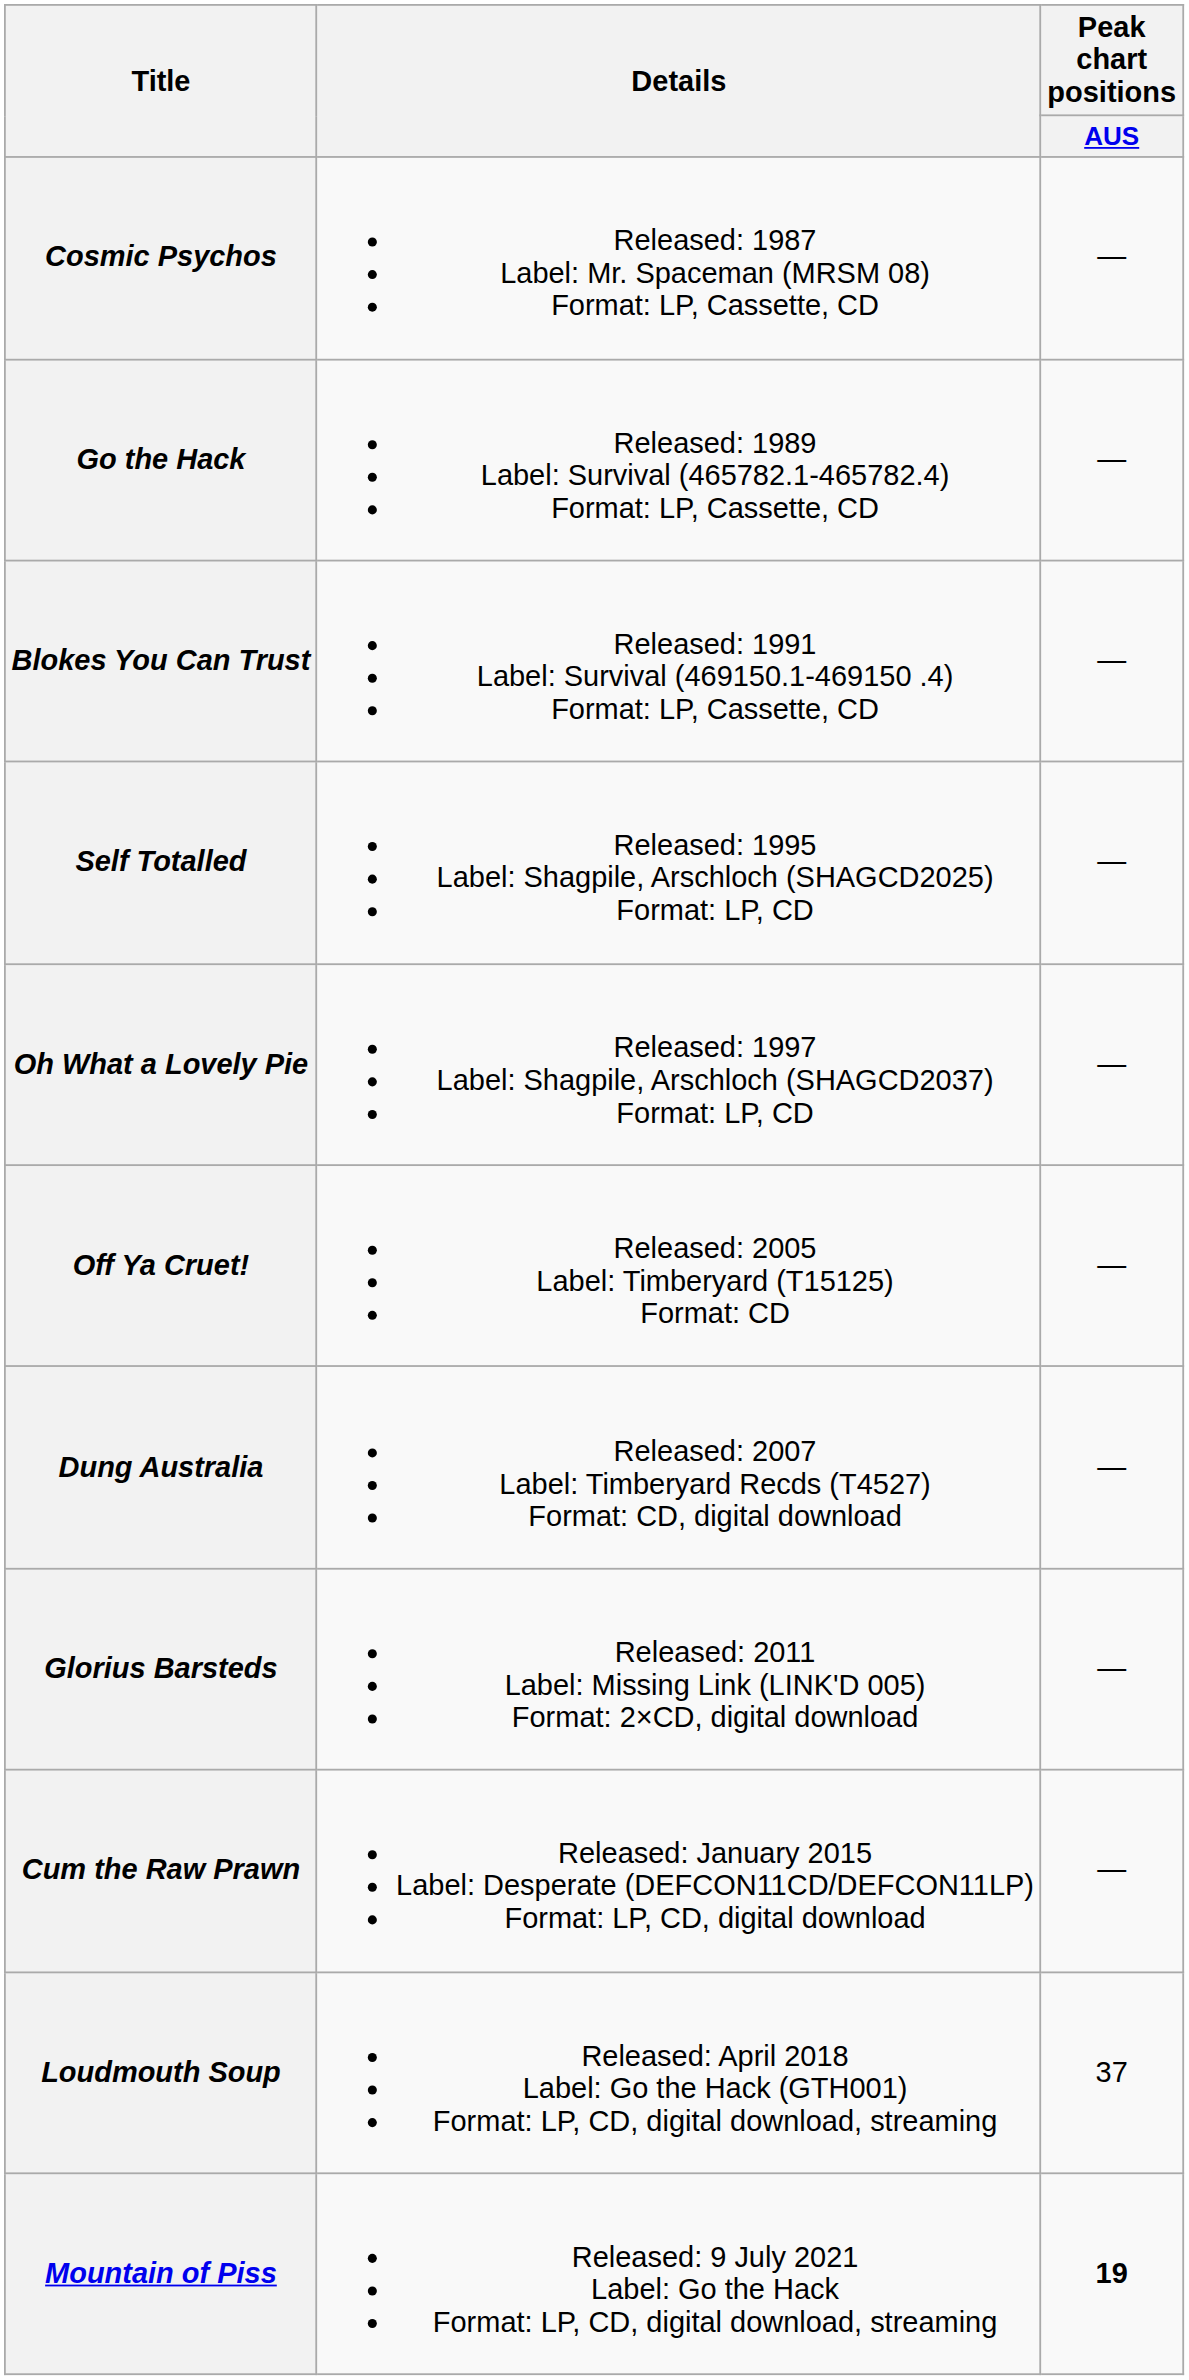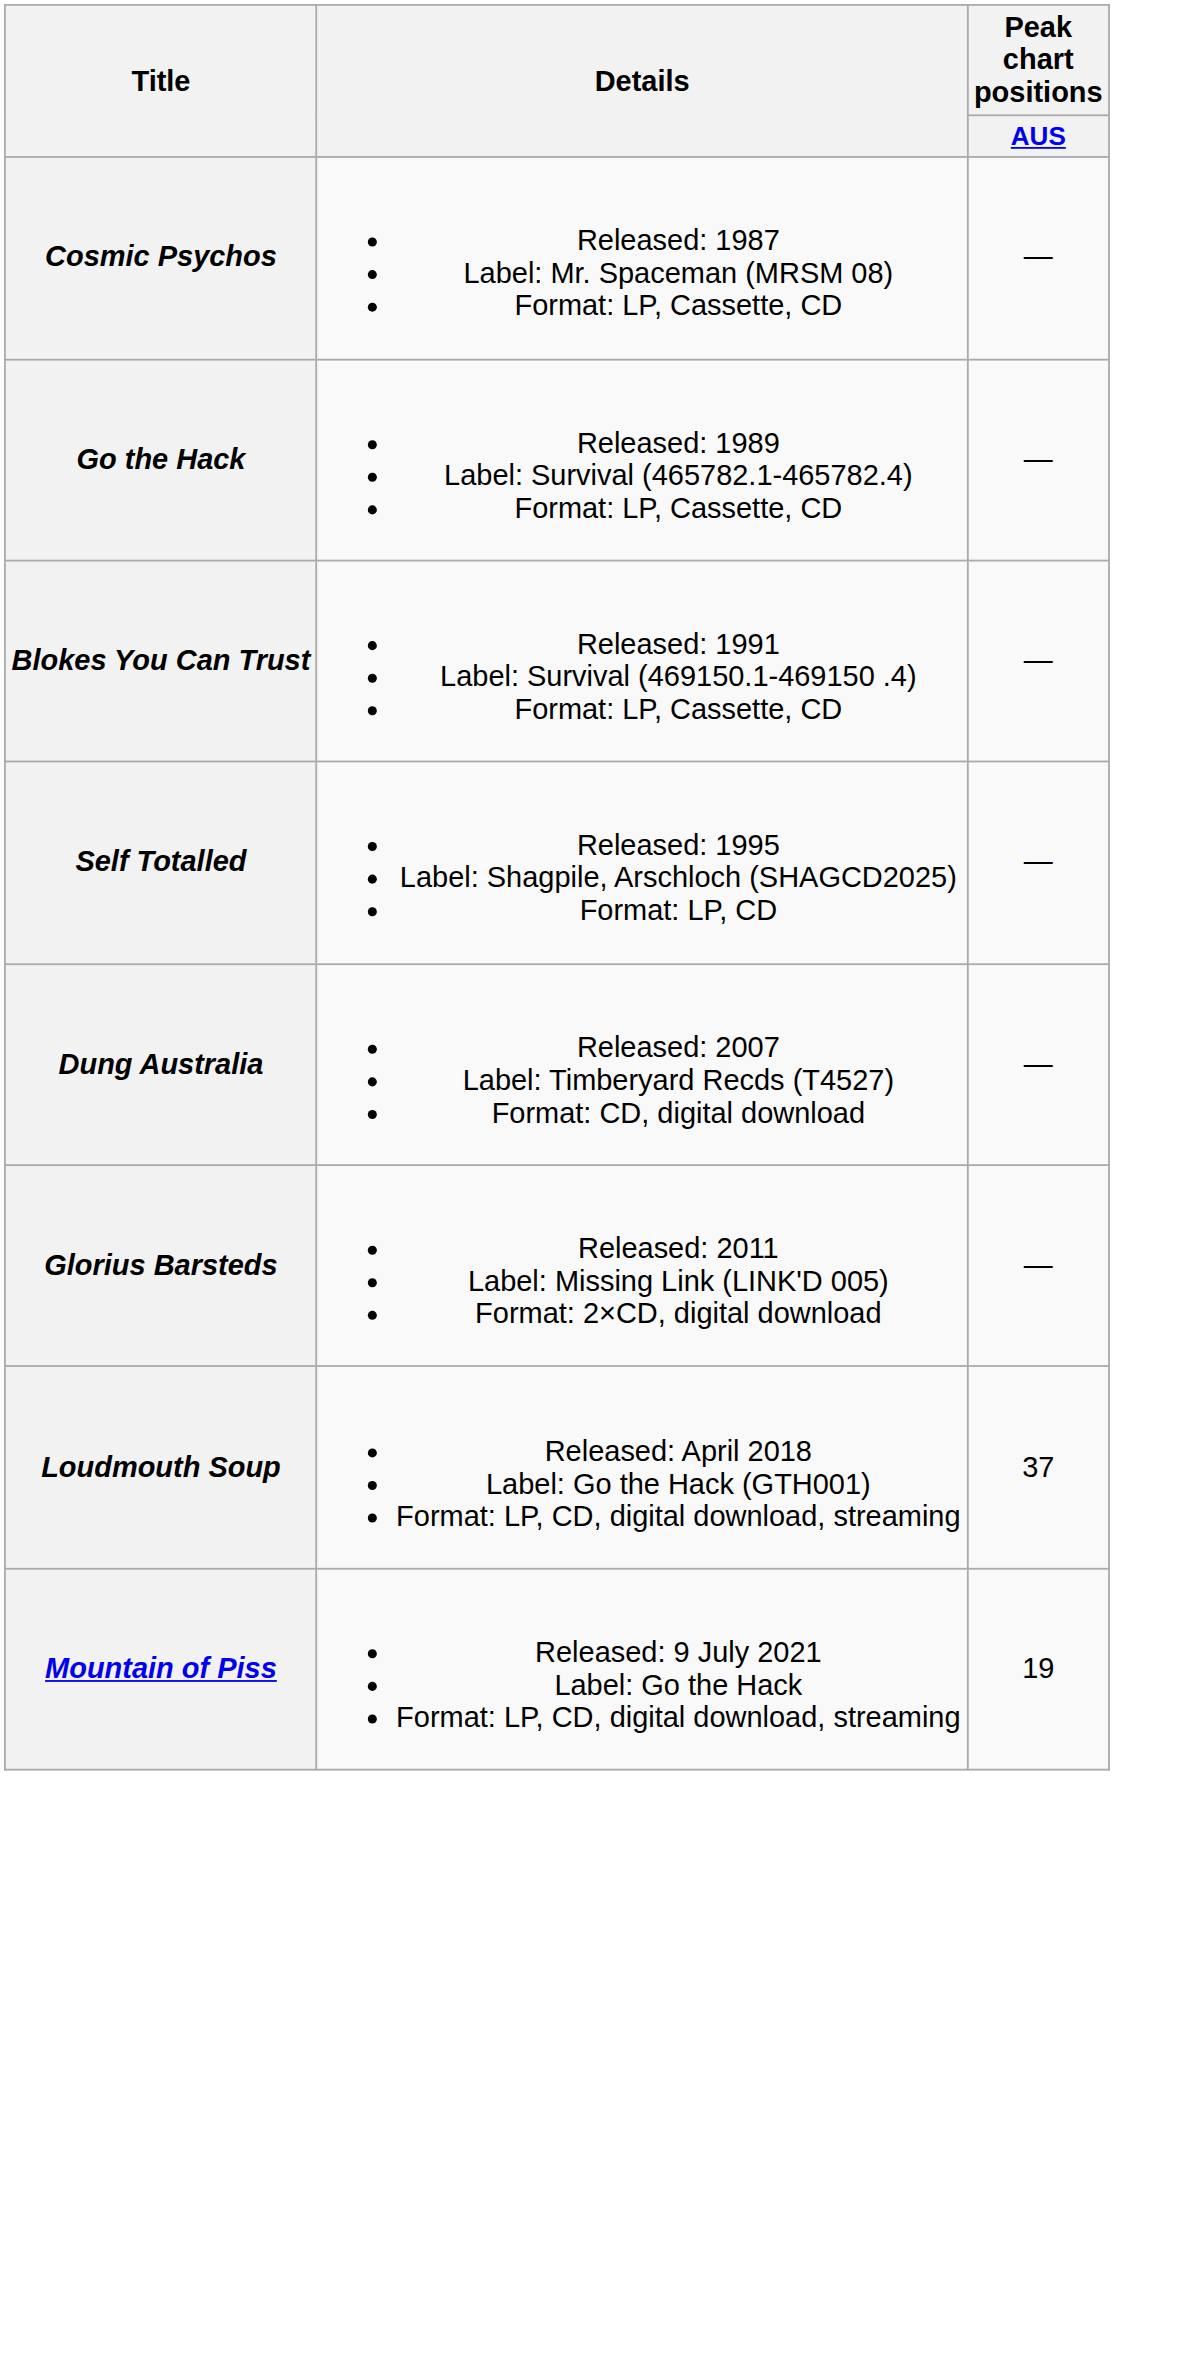- row: (161, 1063)
- row: (161, 1265)
- row: (161, 1870)
(1112, 2273) bold -> (1038, 1668) normal
